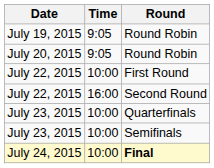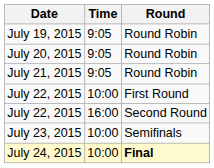+ row: (44, 73)
- row: (44, 113)
